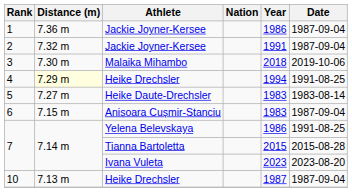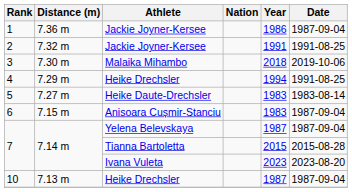(318, 46) 1987-09-04 -> (318, 46) 1991-08-25
(53, 79) lightyellow background -> (53, 79) no background
(275, 129) 1986 -> (275, 129) 1987
(318, 129) 1991-08-25 -> (318, 129) 1987-09-04
